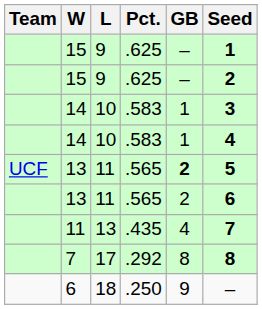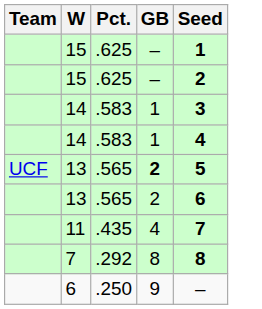- column: (106, 19)
